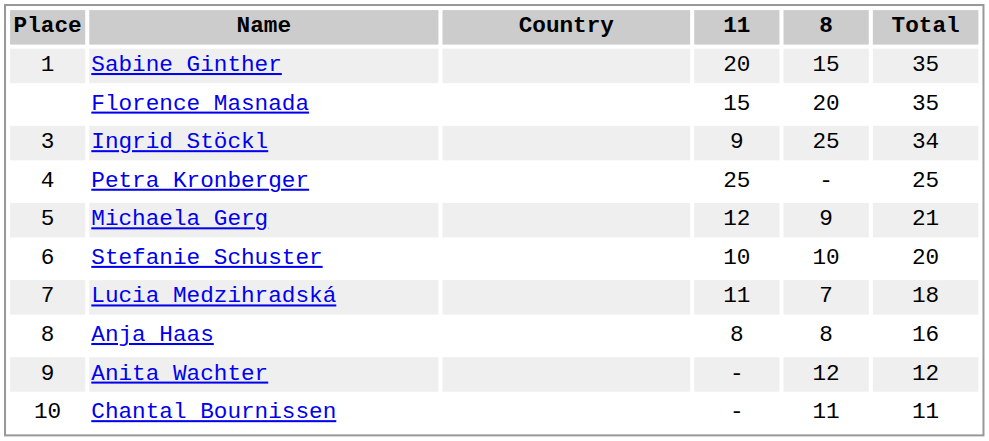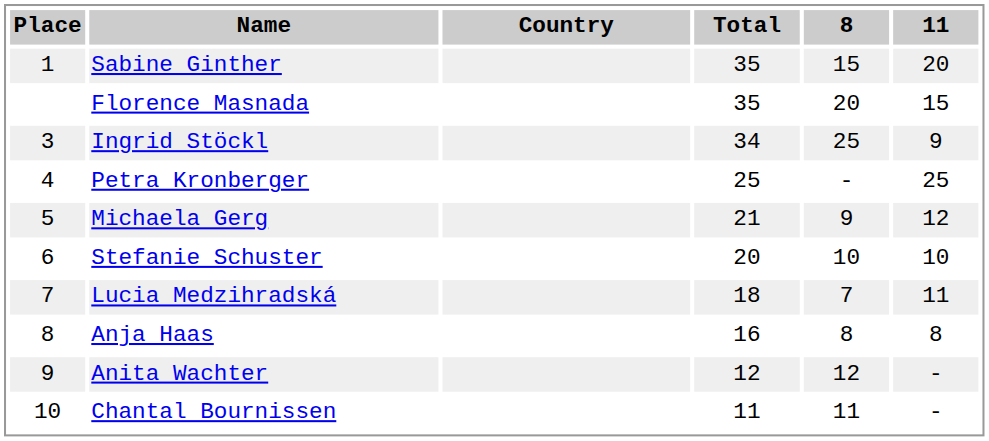columns swapped: (926, 26) <-> (737, 26)
